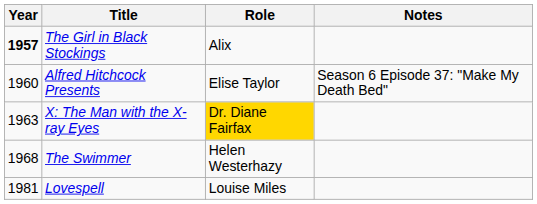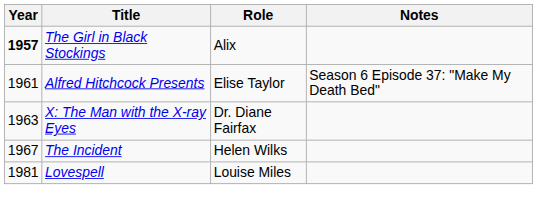(23, 83) 1960 -> (23, 83) 1961
(238, 120) gold background -> (243, 120) no background
+ row: (83, 150)
- row: (88, 158)
